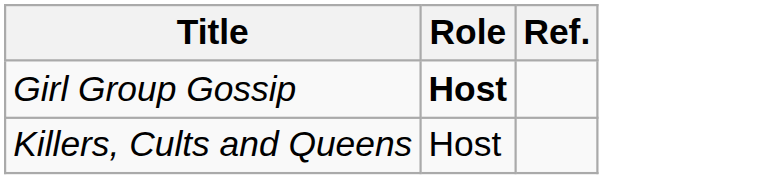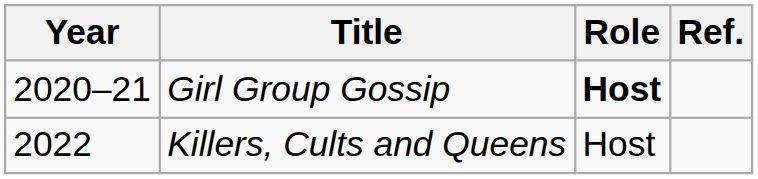+ column: (82, 32)
